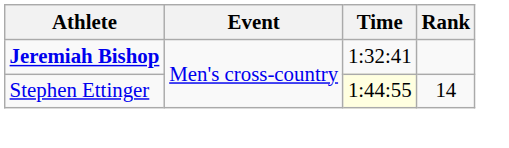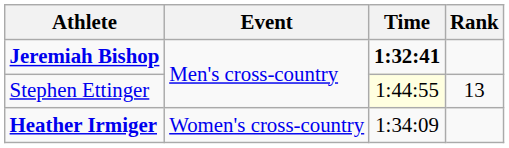(380, 56) normal -> (407, 56) bold
(446, 90) 14 -> (474, 90) 13
+ row: (83, 125)
